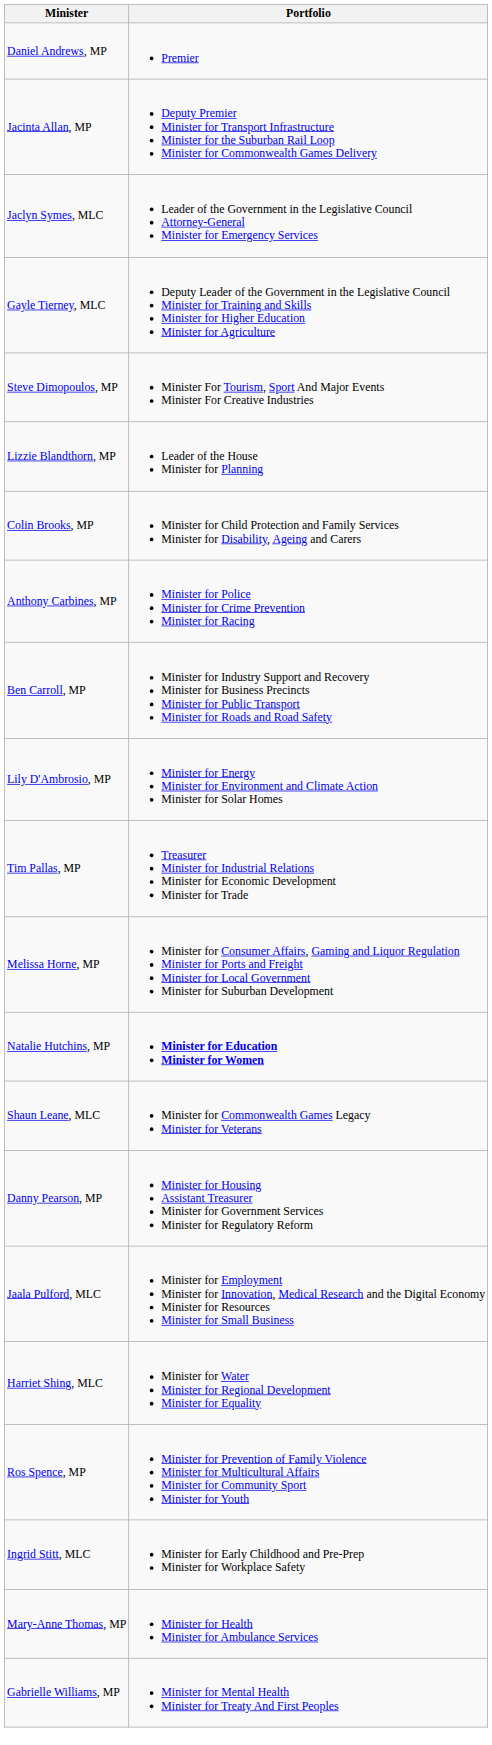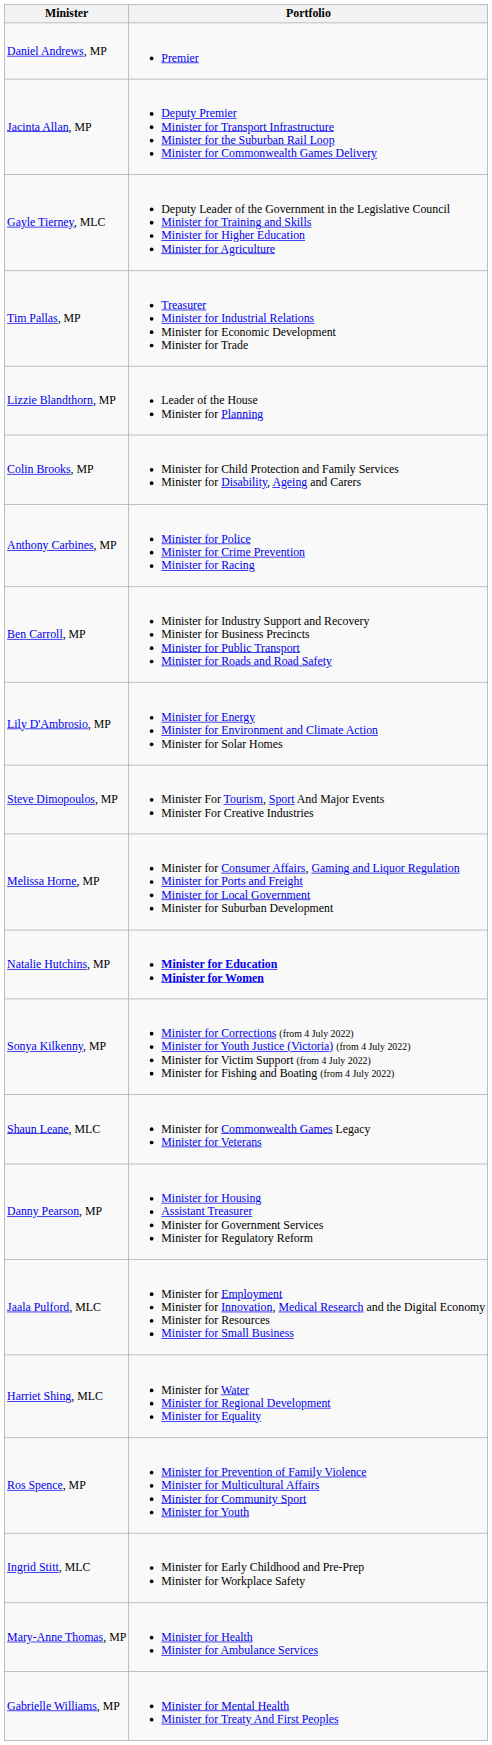- row: (55, 216)
rows swapped: (44, 868) <-> (63, 387)
+ row: (57, 1046)
